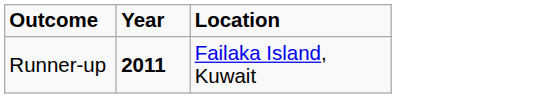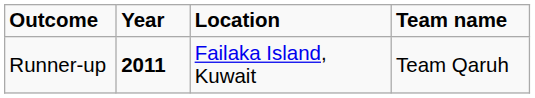+ column: (452, 20)
